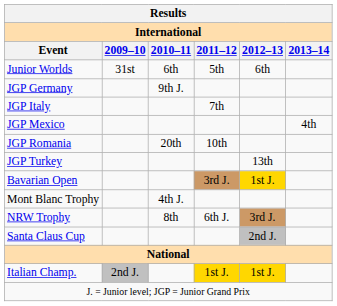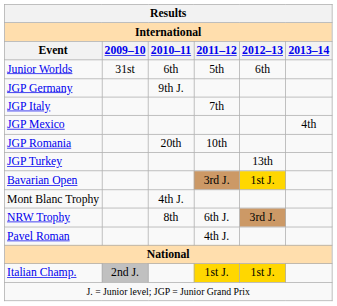+ row: (38, 236)
- row: (46, 236)
